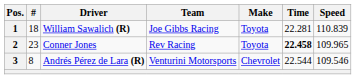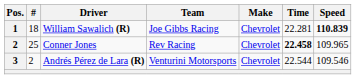(255, 29) Toyota -> (260, 29) Chevrolet
(332, 29) normal -> (332, 29) bold
(33, 45) 23 -> (33, 45) 25
(255, 45) Toyota -> (260, 45) Chevrolet
(31, 61) 8 -> (31, 61) 2
